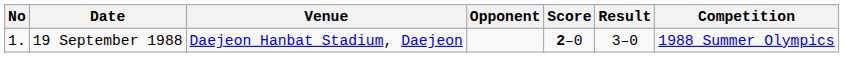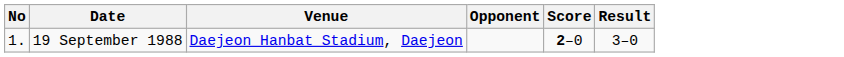- column: (746, 17)
